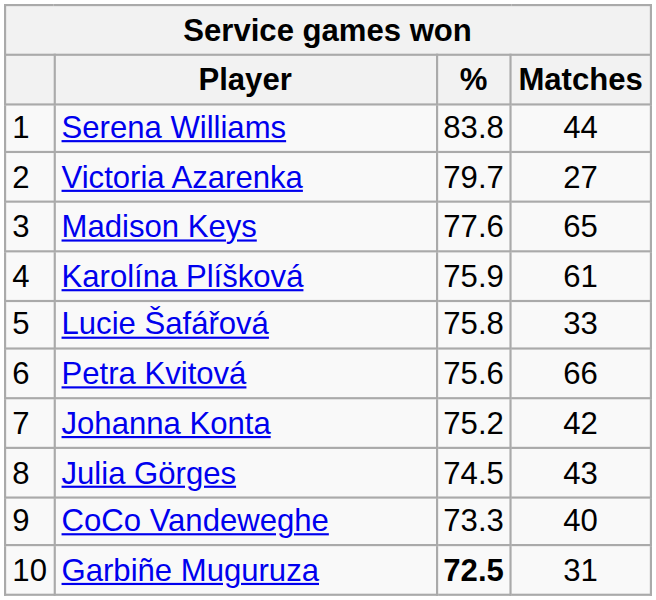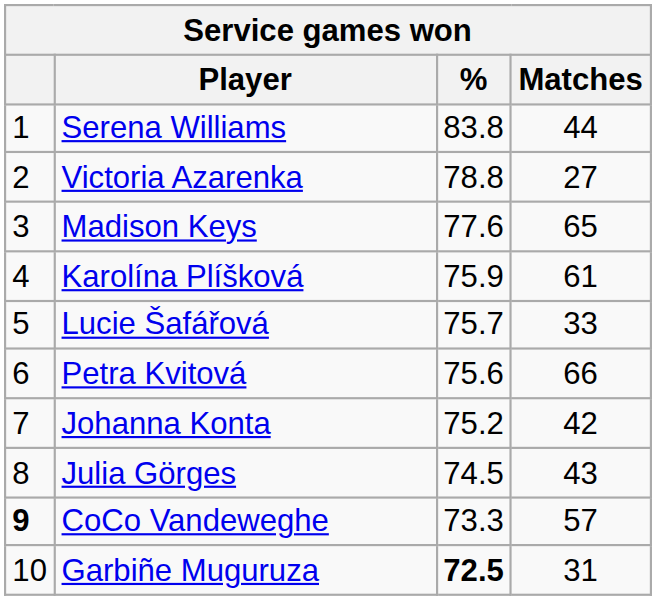(474, 177) 79.7 -> (474, 177) 78.8
(474, 325) 75.8 -> (474, 325) 75.7
(21, 521) normal -> (21, 521) bold
(581, 521) 40 -> (581, 521) 57
